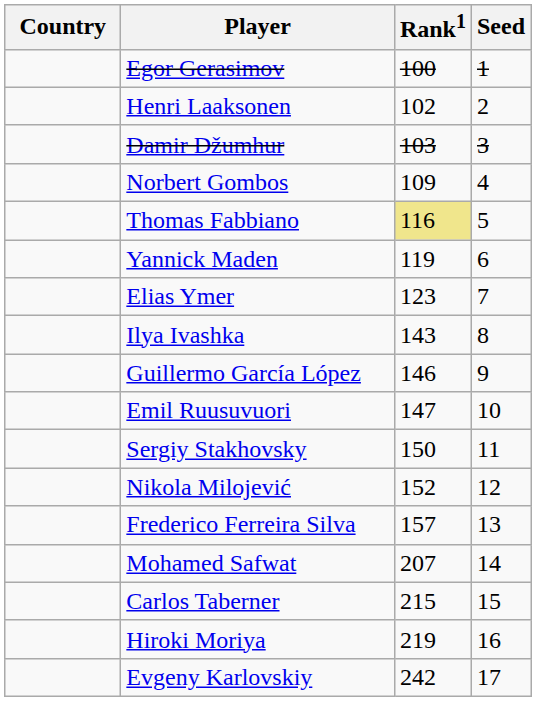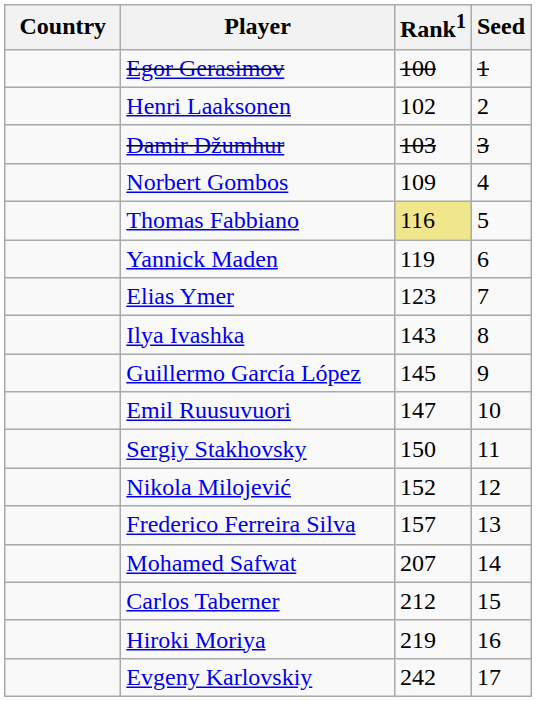(418, 372) 146 -> (418, 372) 145
(418, 600) 215 -> (418, 600) 212
